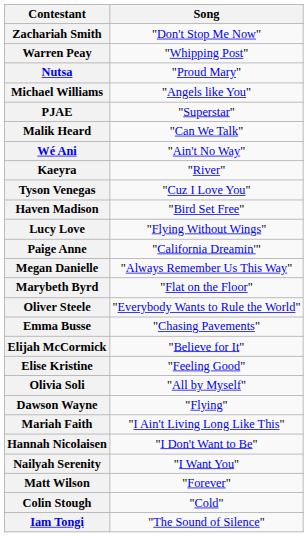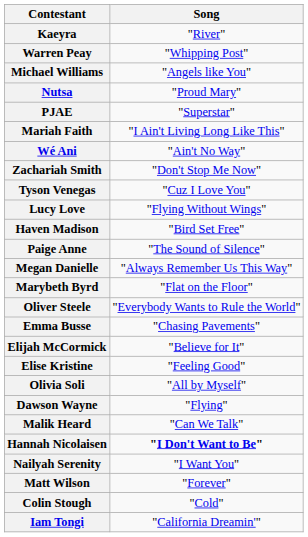rows swapped: (57, 170) <-> (57, 33)
rows swapped: (57, 72) <-> (57, 92)
rows swapped: (57, 131) <-> (57, 424)
rows swapped: (57, 209) <-> (57, 229)
(206, 248) "California Dreamin'" -> (206, 248) "The Sound of Silence"
(206, 444) normal -> (206, 444) bold
(206, 522) "The Sound of Silence" -> (206, 522) "California Dreamin'"
